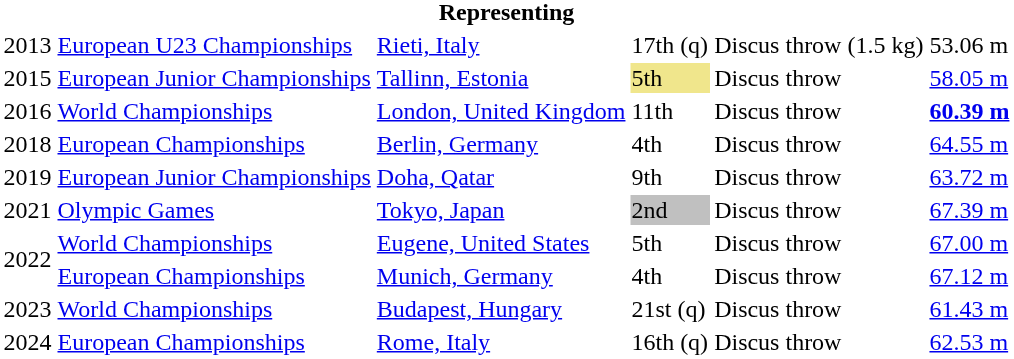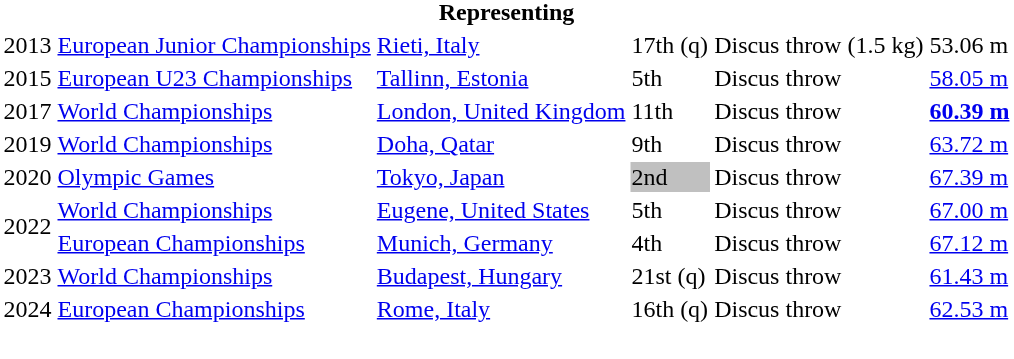(205, 44) European U23 Championships -> (214, 44) European Junior Championships
(214, 77) European Junior Championships -> (205, 77) European U23 Championships
(647, 77) khaki background -> (647, 77) no background
(28, 110) 2016 -> (28, 110) 2017
- row: (457, 143)
(214, 176) European Junior Championships -> (165, 143) World Championships
(28, 209) 2021 -> (28, 176) 2020
